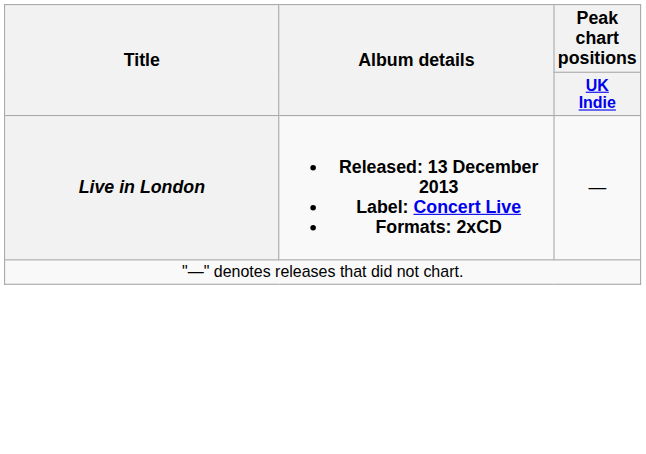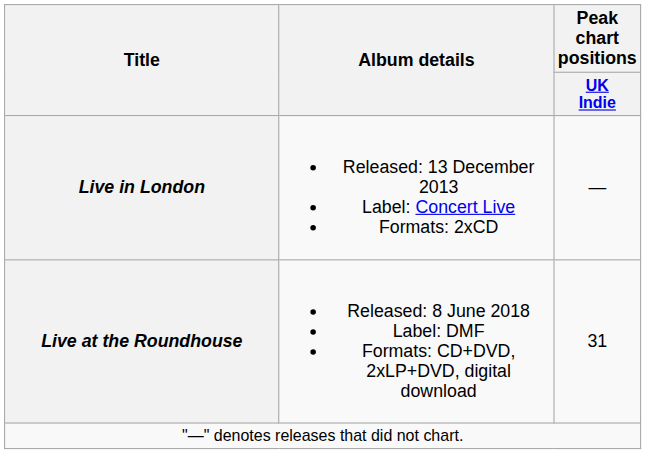(416, 197) bold -> (416, 197) normal
+ row: (142, 341)
